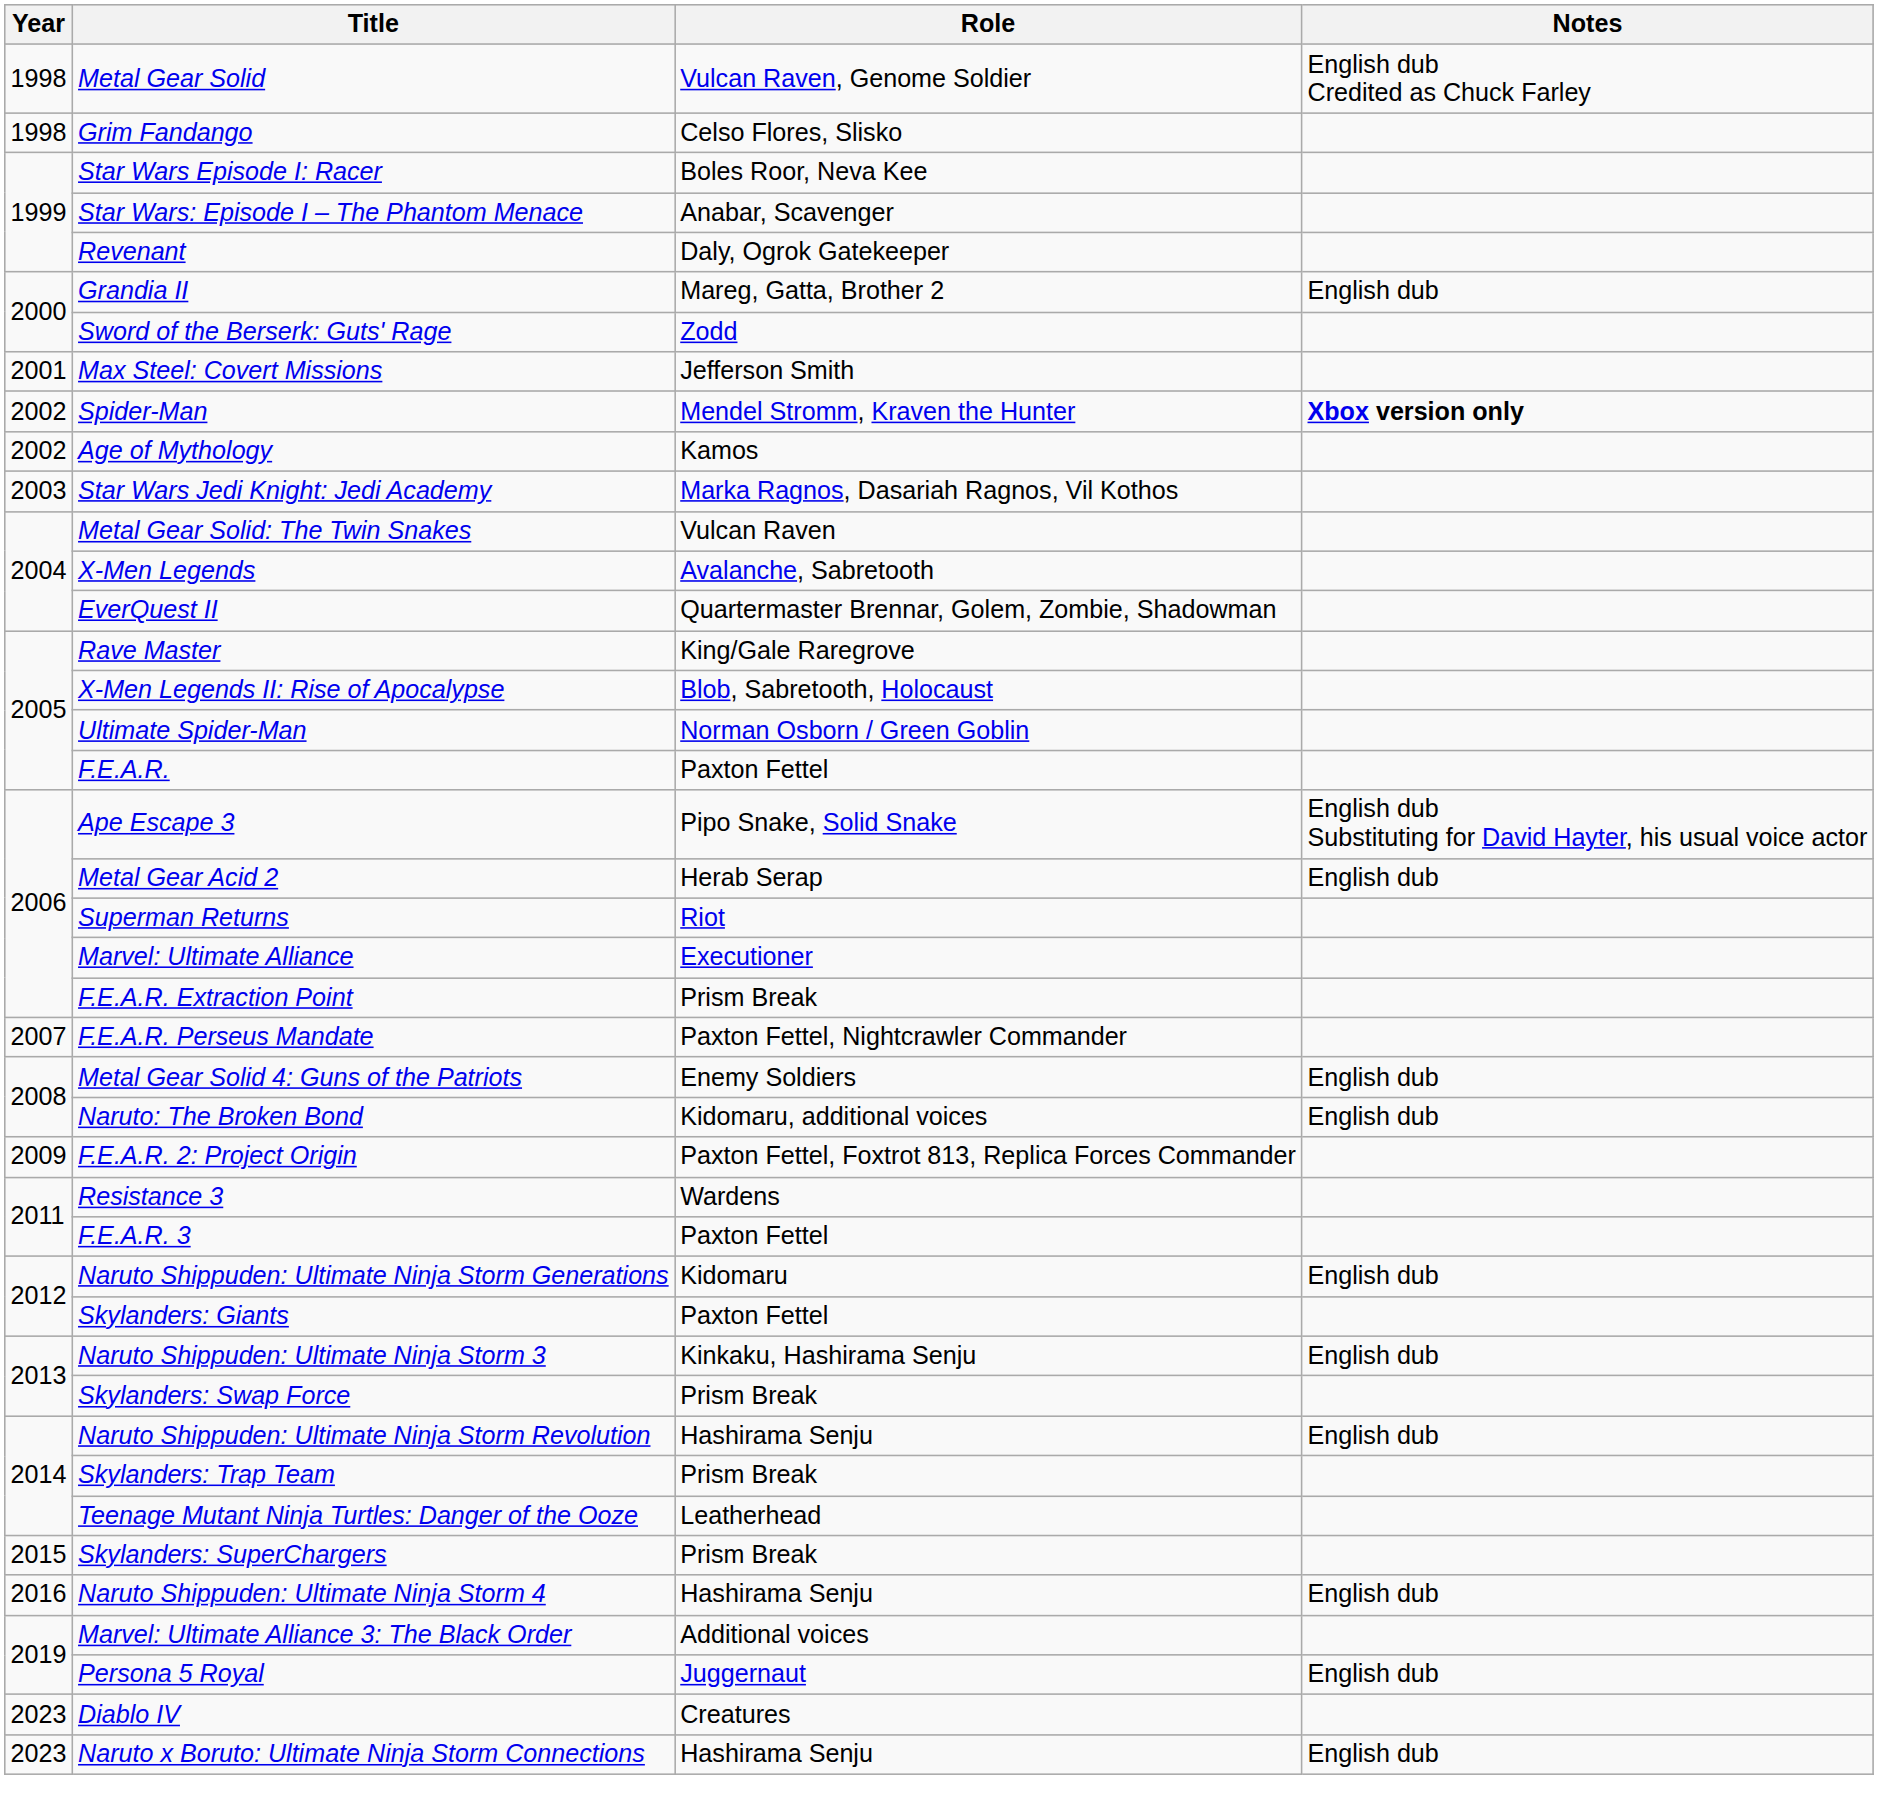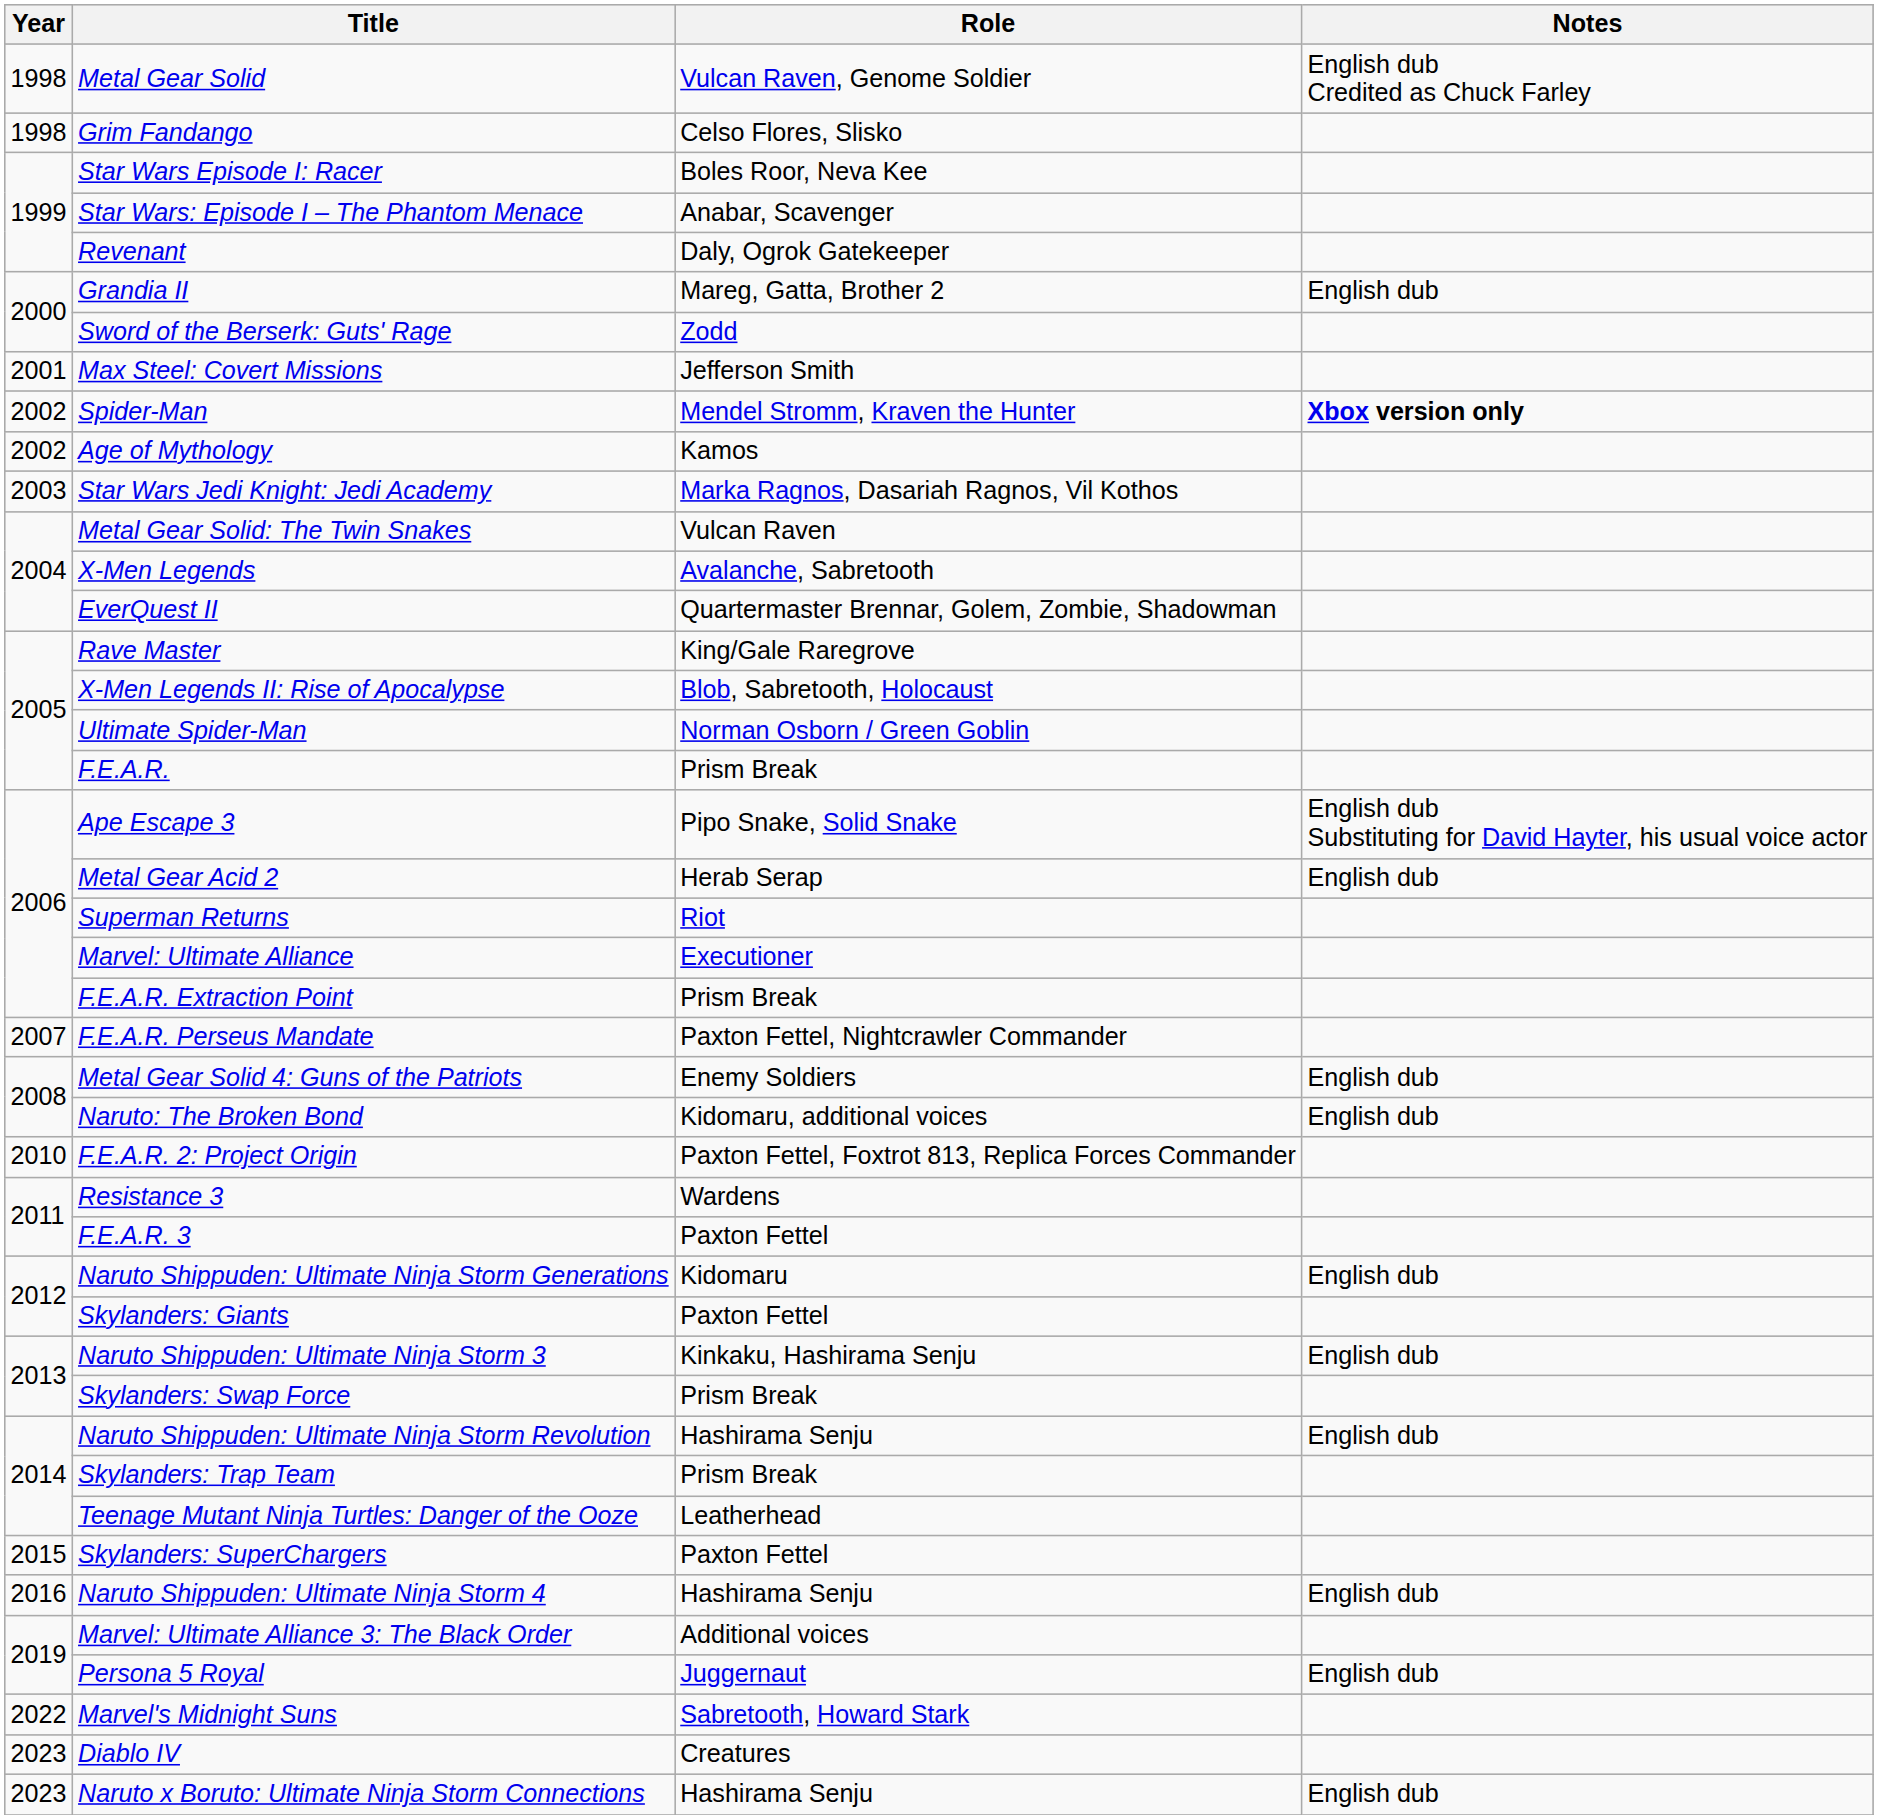(754, 769) Paxton Fettel -> (749, 769) Prism Break
(39, 1156) 2009 -> (39, 1156) 2010
(749, 1554) Prism Break -> (754, 1554) Paxton Fettel
+ row: (207, 1714)
